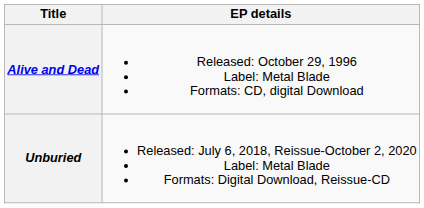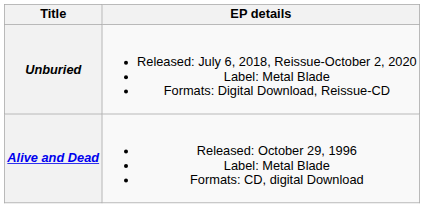rows swapped: (53, 69) <-> (53, 158)
